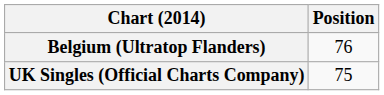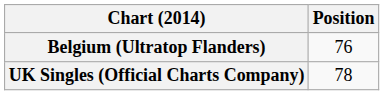(344, 75) 75 -> (344, 75) 78
